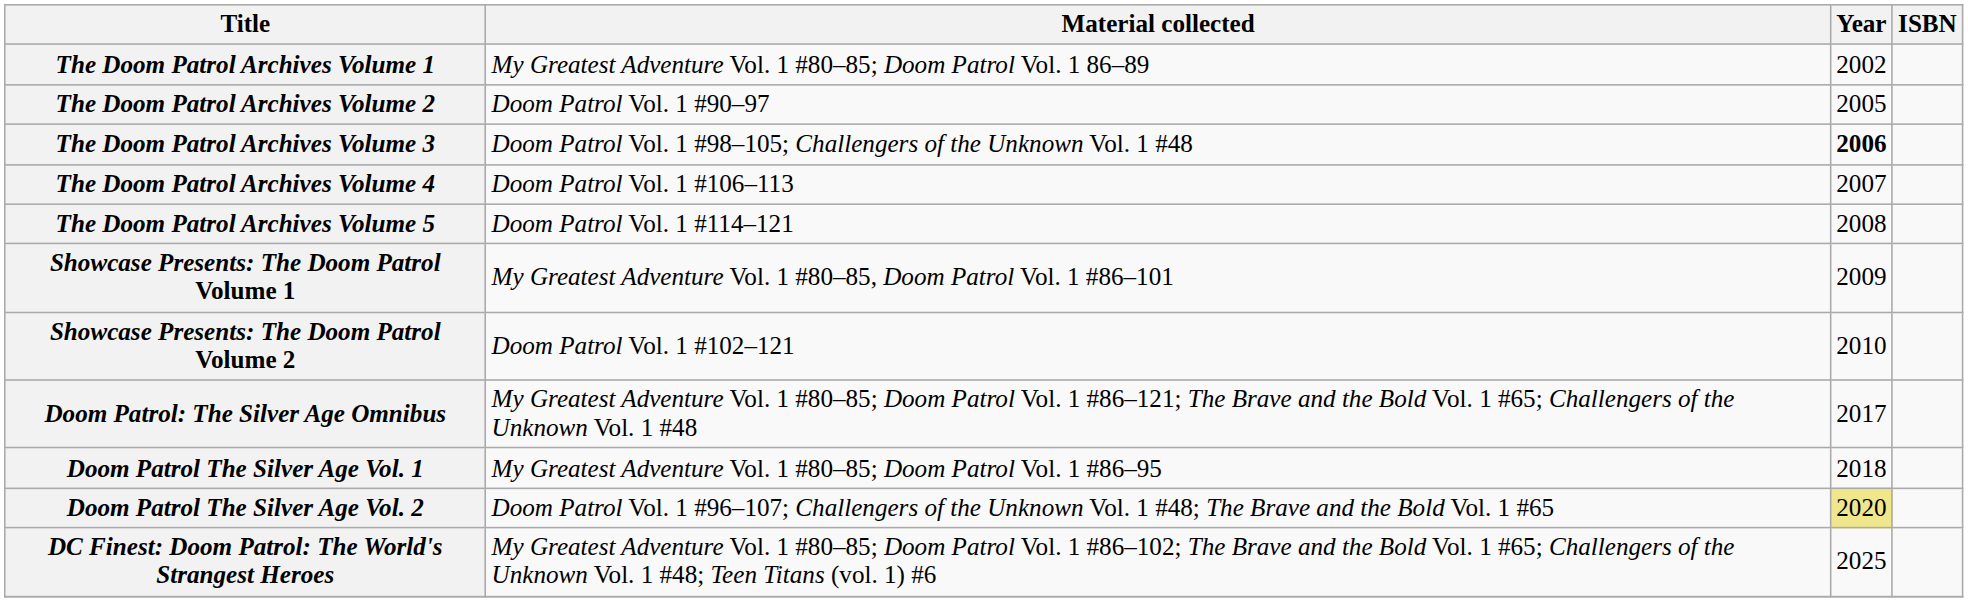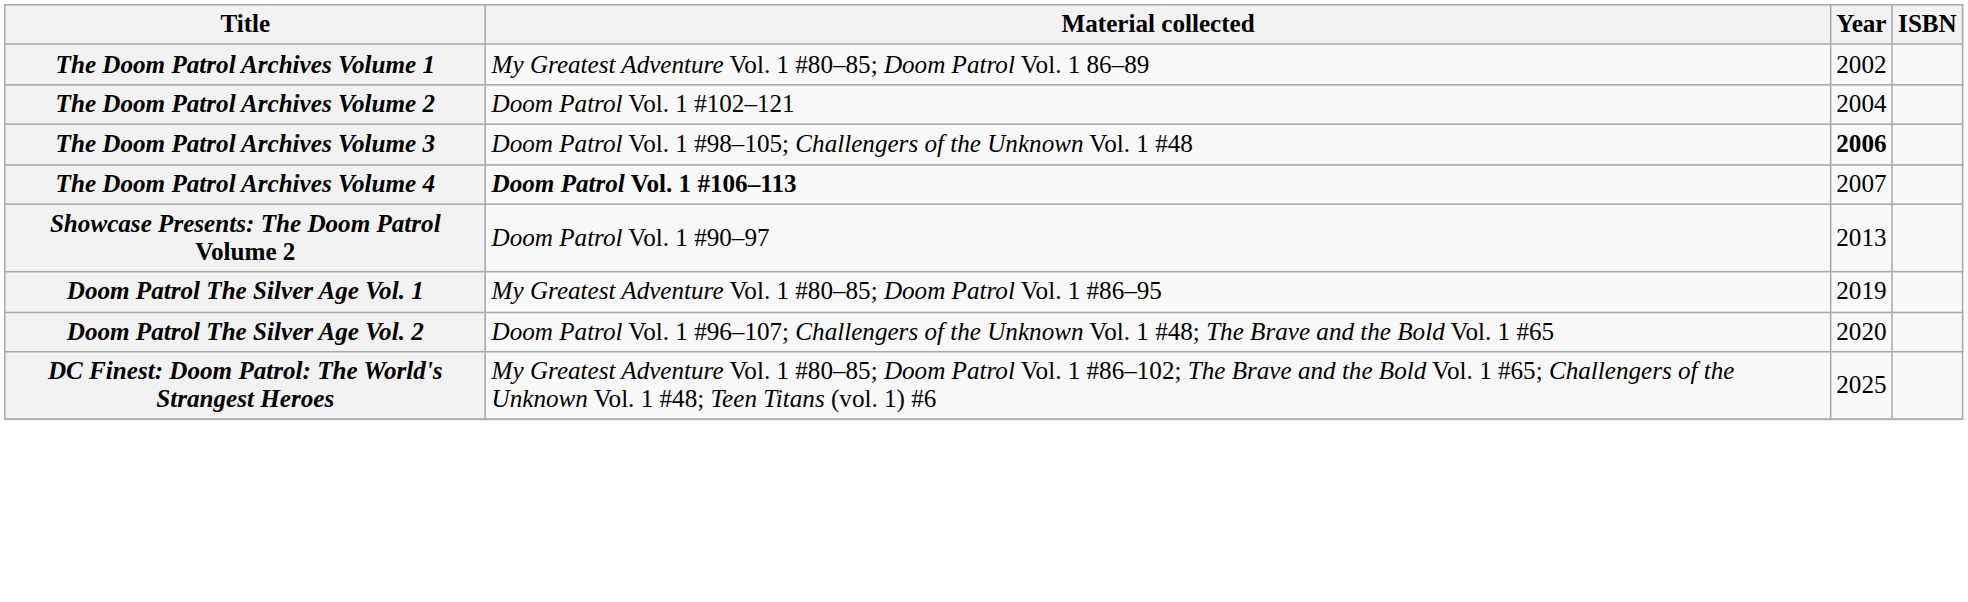(631, 104) Doom Patrol Vol. 1 #90–97 -> (643, 104) Doom Patrol Vol. 1 #102–121
(1861, 104) 2005 -> (1861, 104) 2004
(643, 183) normal -> (644, 183) bold
- row: (245, 223)
- row: (245, 277)
(643, 345) Doom Patrol Vol. 1 #102–121 -> (631, 237) Doom Patrol Vol. 1 #90–97
(1861, 345) 2010 -> (1861, 237) 2013
- row: (245, 413)
(1861, 467) 2018 -> (1861, 291) 2019
(1861, 507) khaki background -> (1861, 331) no background
